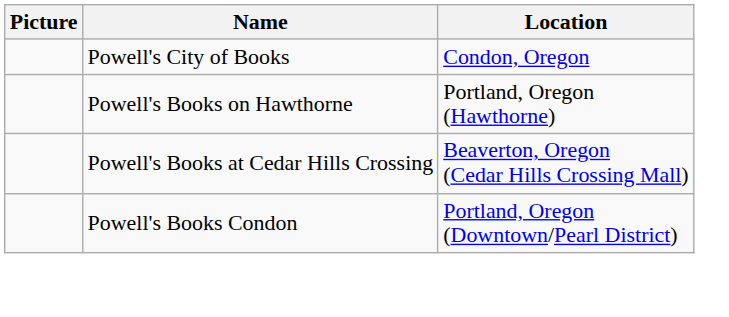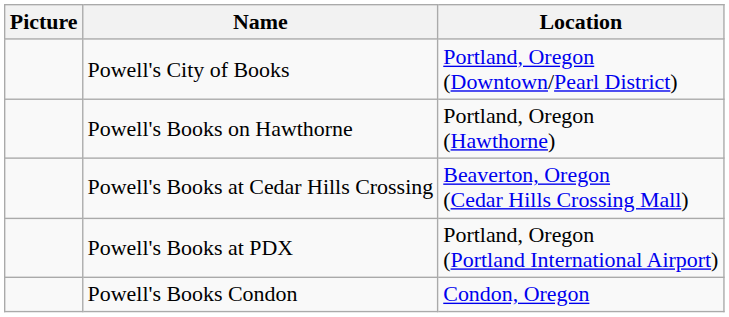(516, 56) Condon, Oregon -> (560, 68) Portland, Oregon (Downtown/Pearl District)
+ row: (190, 247)
(560, 222) Portland, Oregon (Downtown/Pearl District) -> (516, 294) Condon, Oregon
